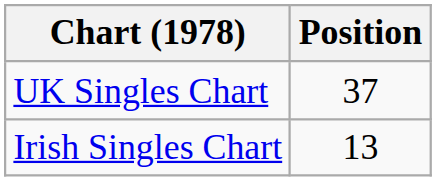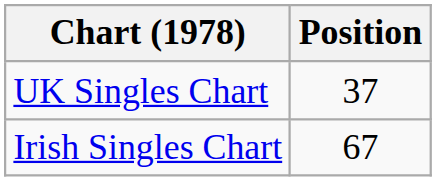(360, 146) 13 -> (360, 146) 67
